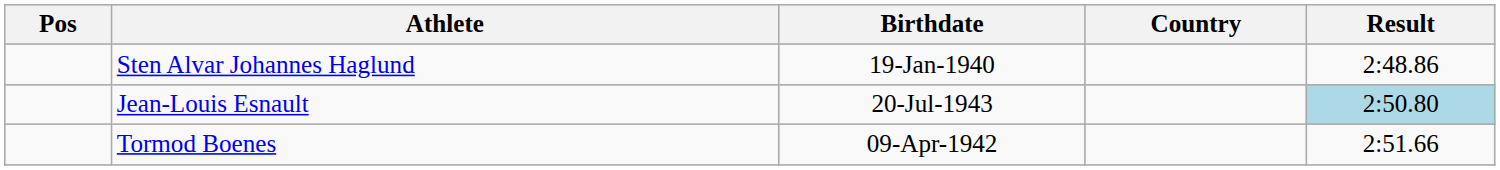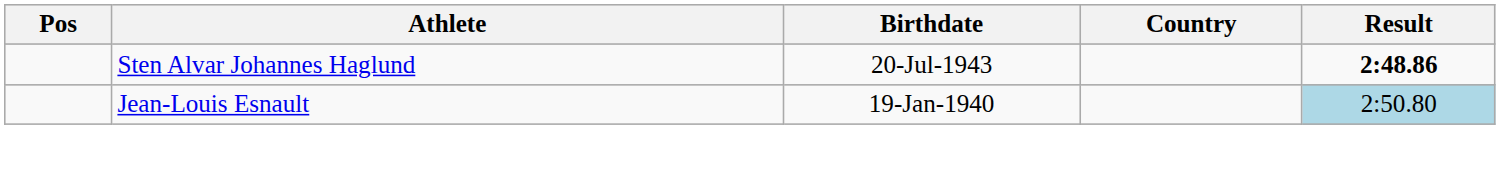(932, 64) 19-Jan-1940 -> (932, 64) 20-Jul-1943
(1401, 64) normal -> (1399, 64) bold
(932, 104) 20-Jul-1943 -> (932, 104) 19-Jan-1940
- row: (197, 143)
